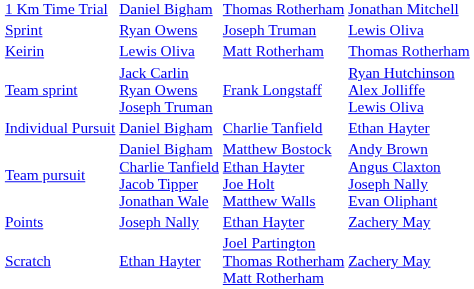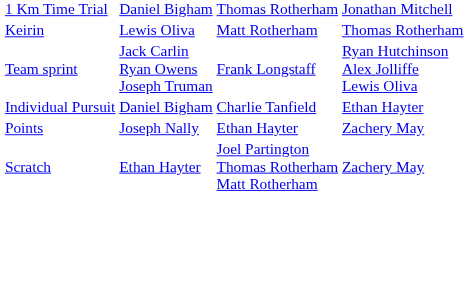- row: (24, 30)
- row: (45, 175)
